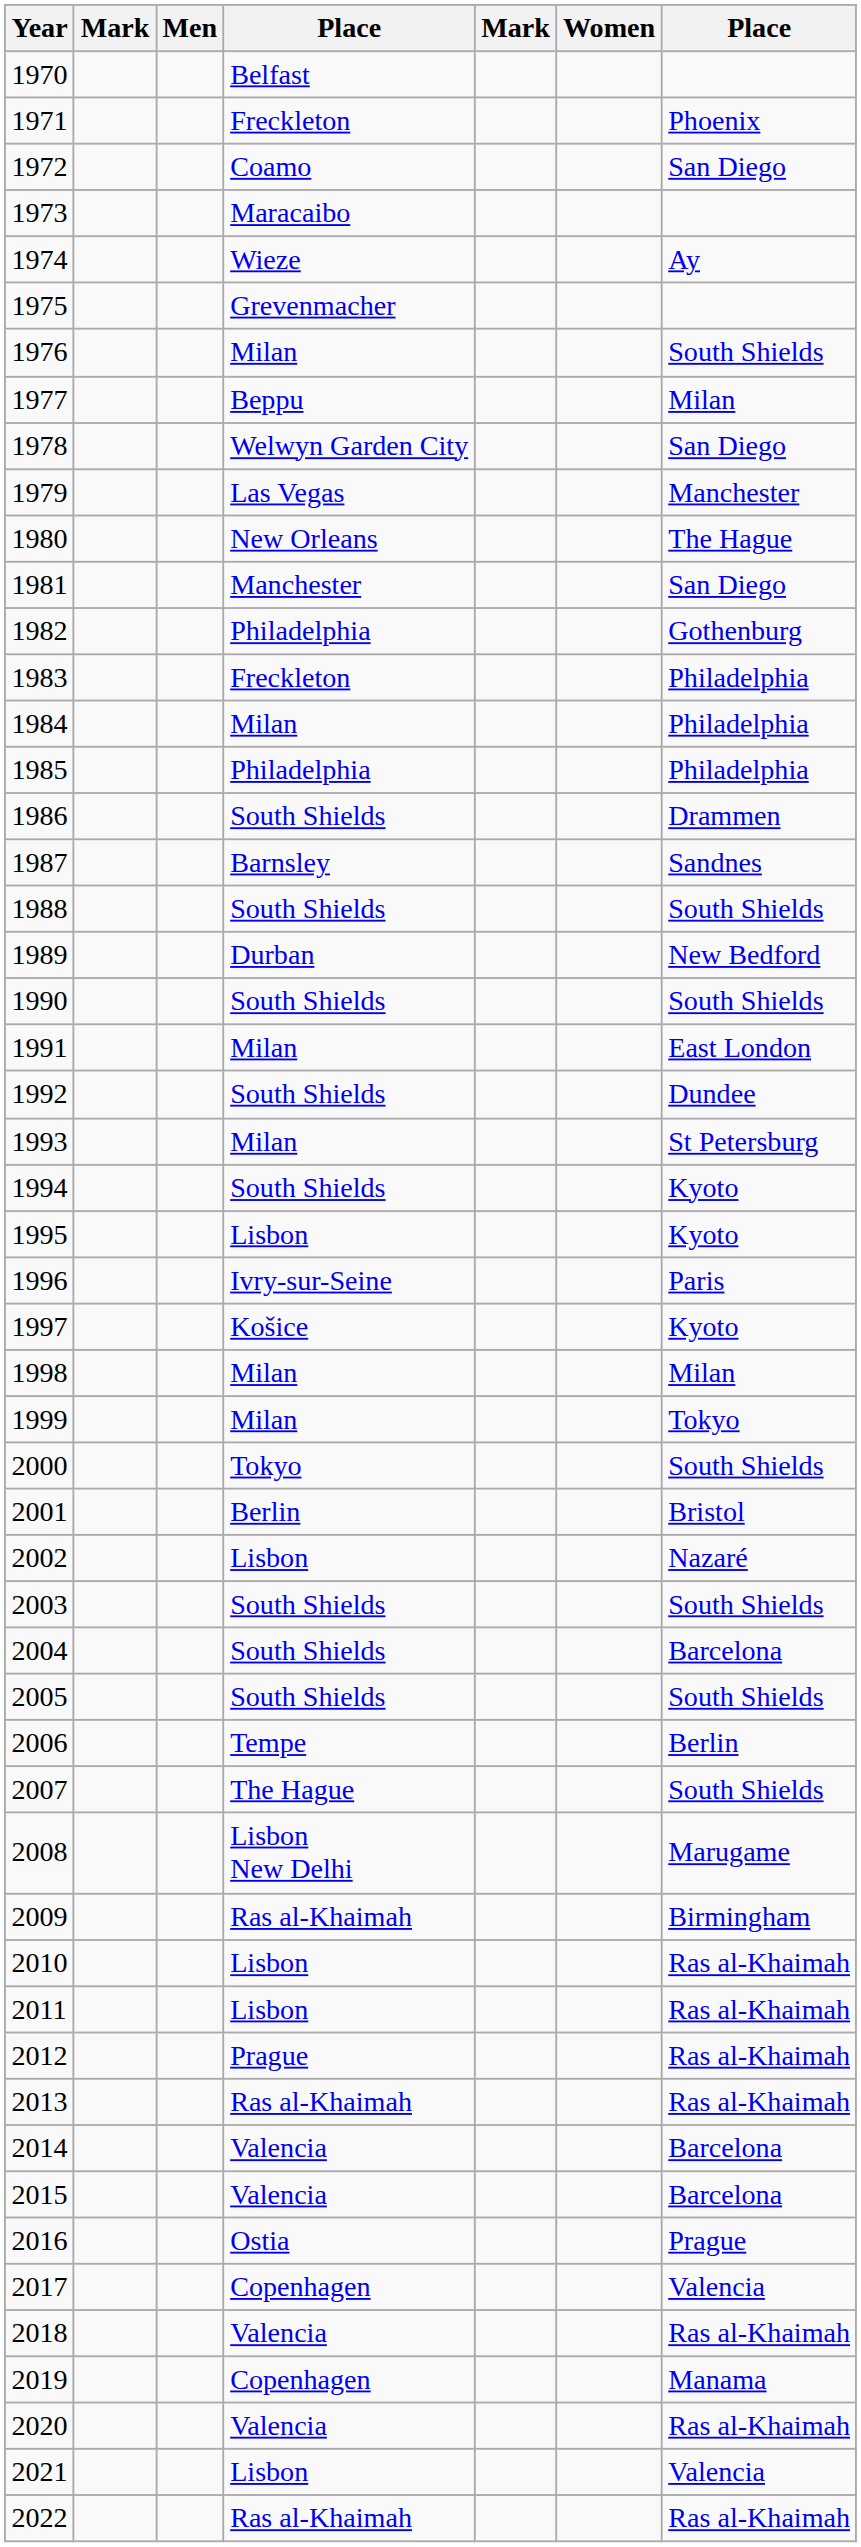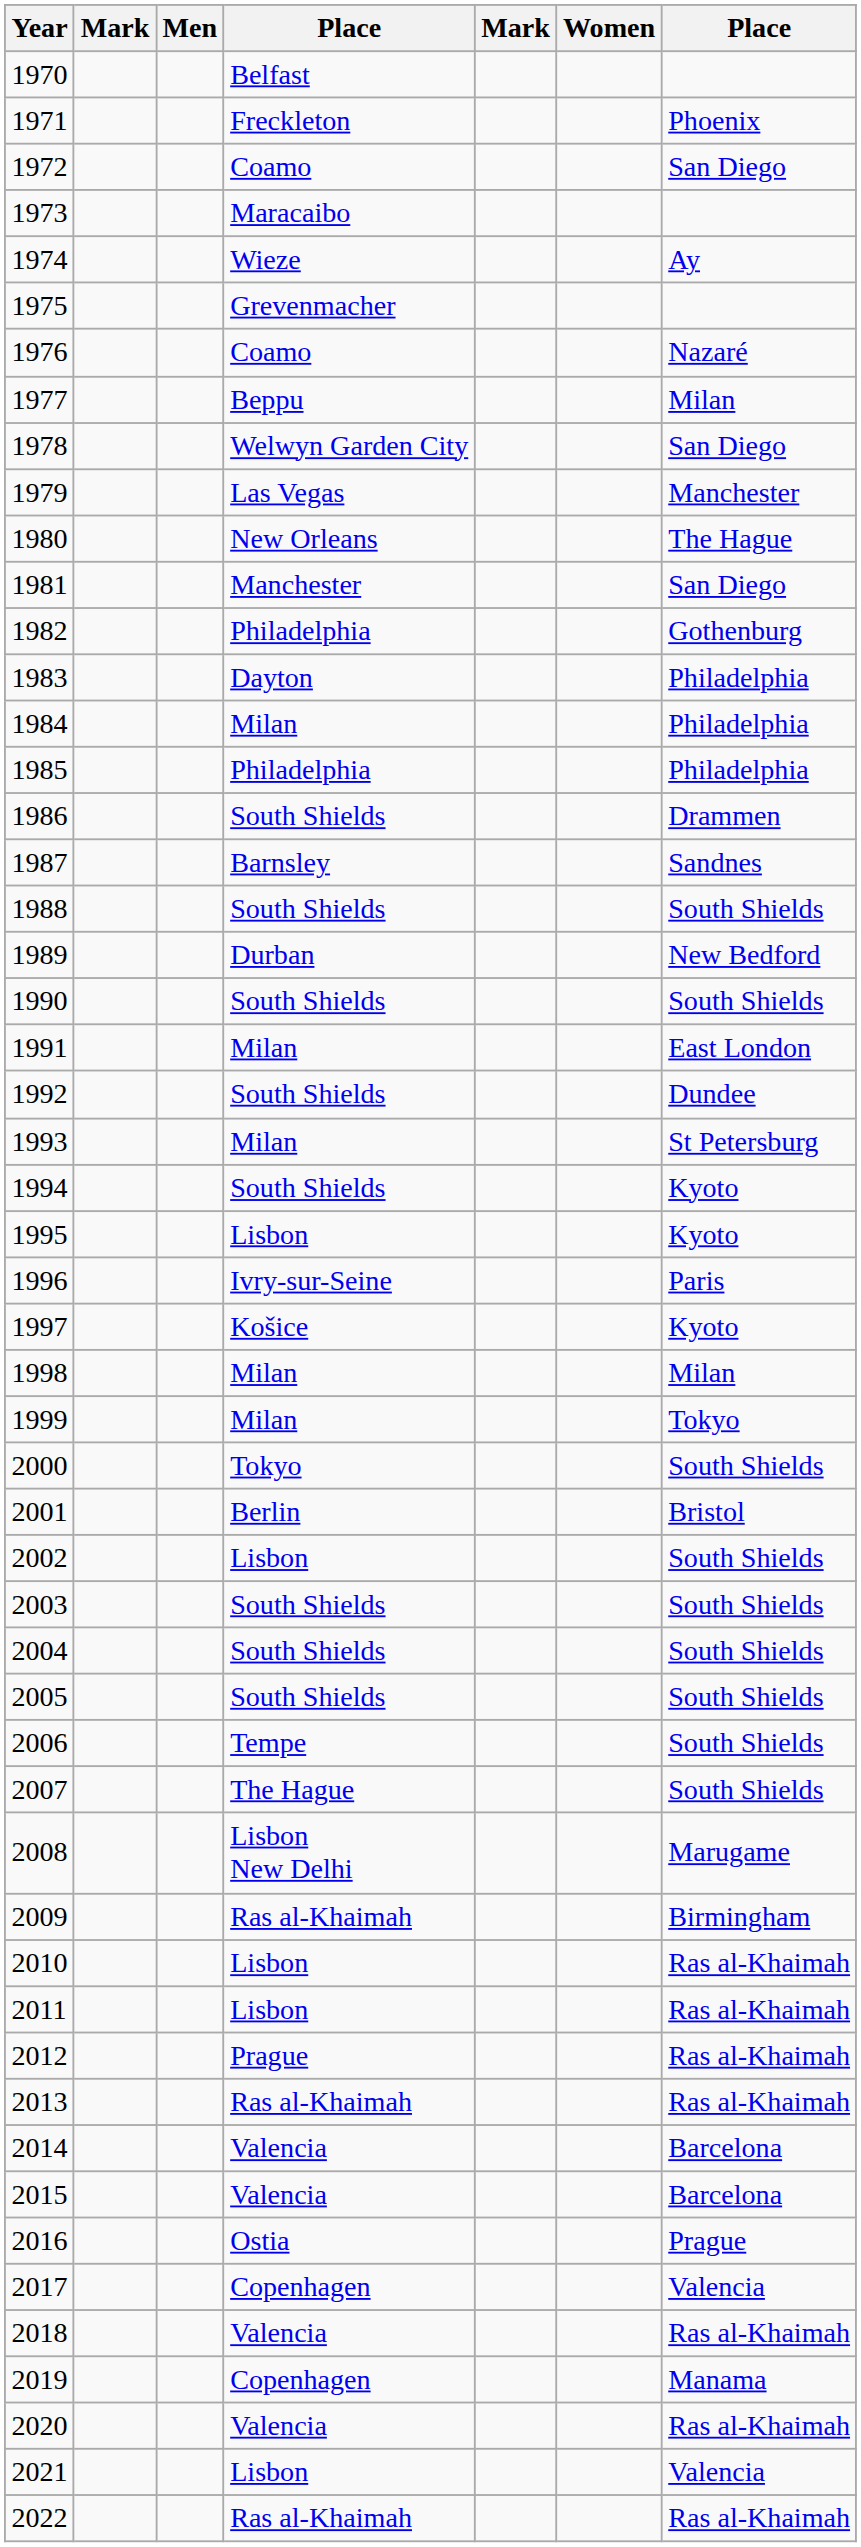(264, 352) Milan -> (271, 352) Coamo
(746, 352) South Shields -> (708, 352) Nazaré
(290, 676) Freckleton -> (272, 676) Dayton
(708, 1557) Nazaré -> (746, 1557) South Shields
(725, 1650) Barcelona -> (746, 1650) South Shields
(703, 1743) Berlin -> (746, 1743) South Shields
